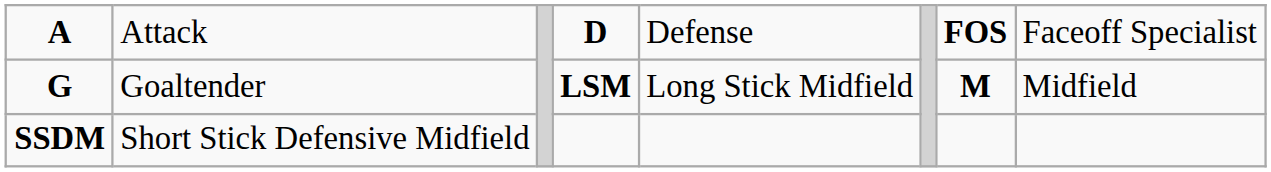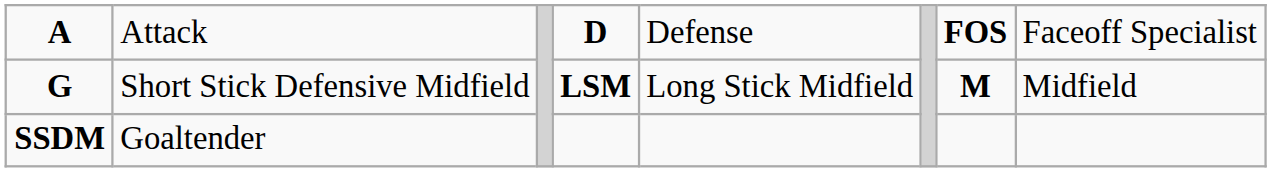(193, 85) Goaltender -> (325, 85) Short Stick Defensive Midfield
(325, 139) Short Stick Defensive Midfield -> (193, 139) Goaltender
